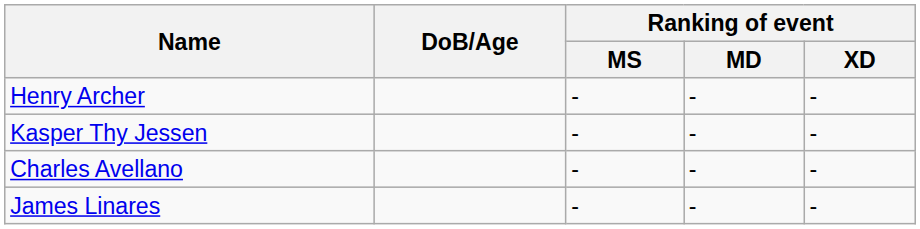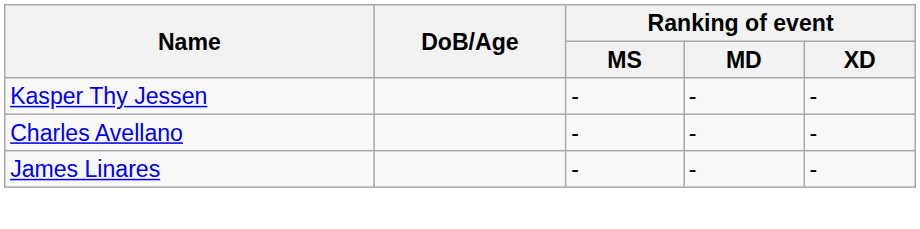- row: (77, 96)
